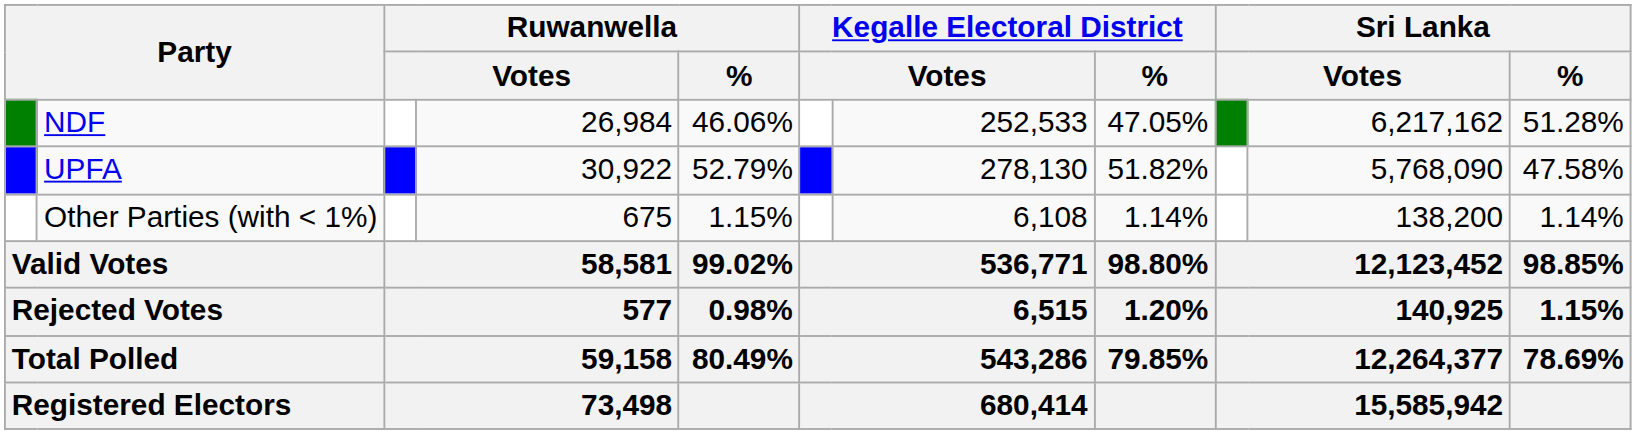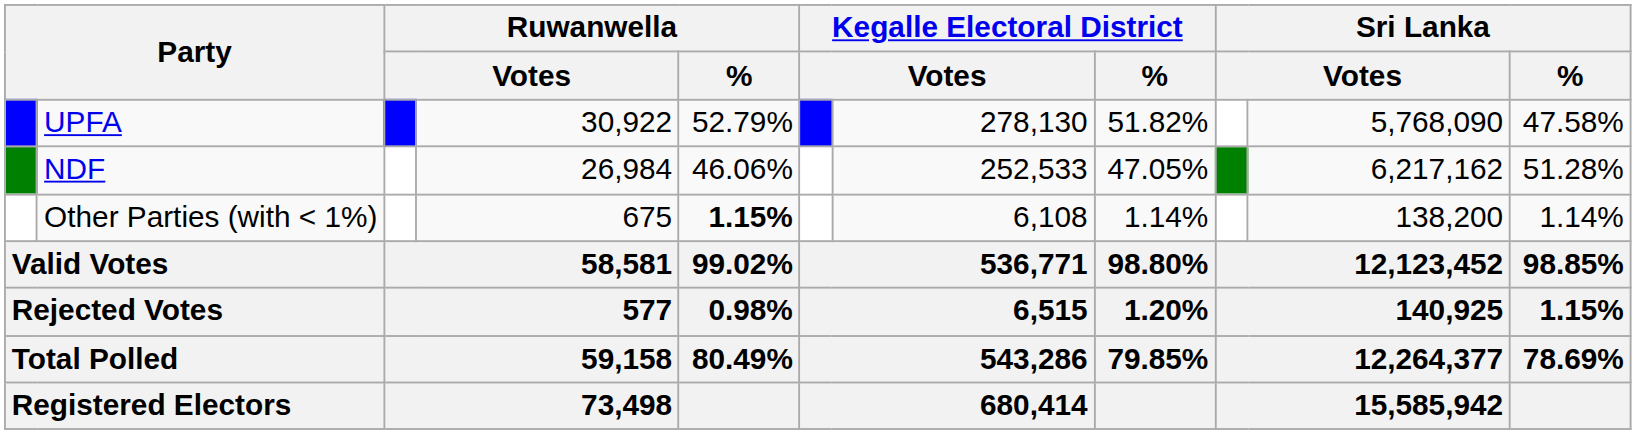rows swapped: (83, 169) <-> (75, 122)
(751, 216) normal -> (751, 216) bold
